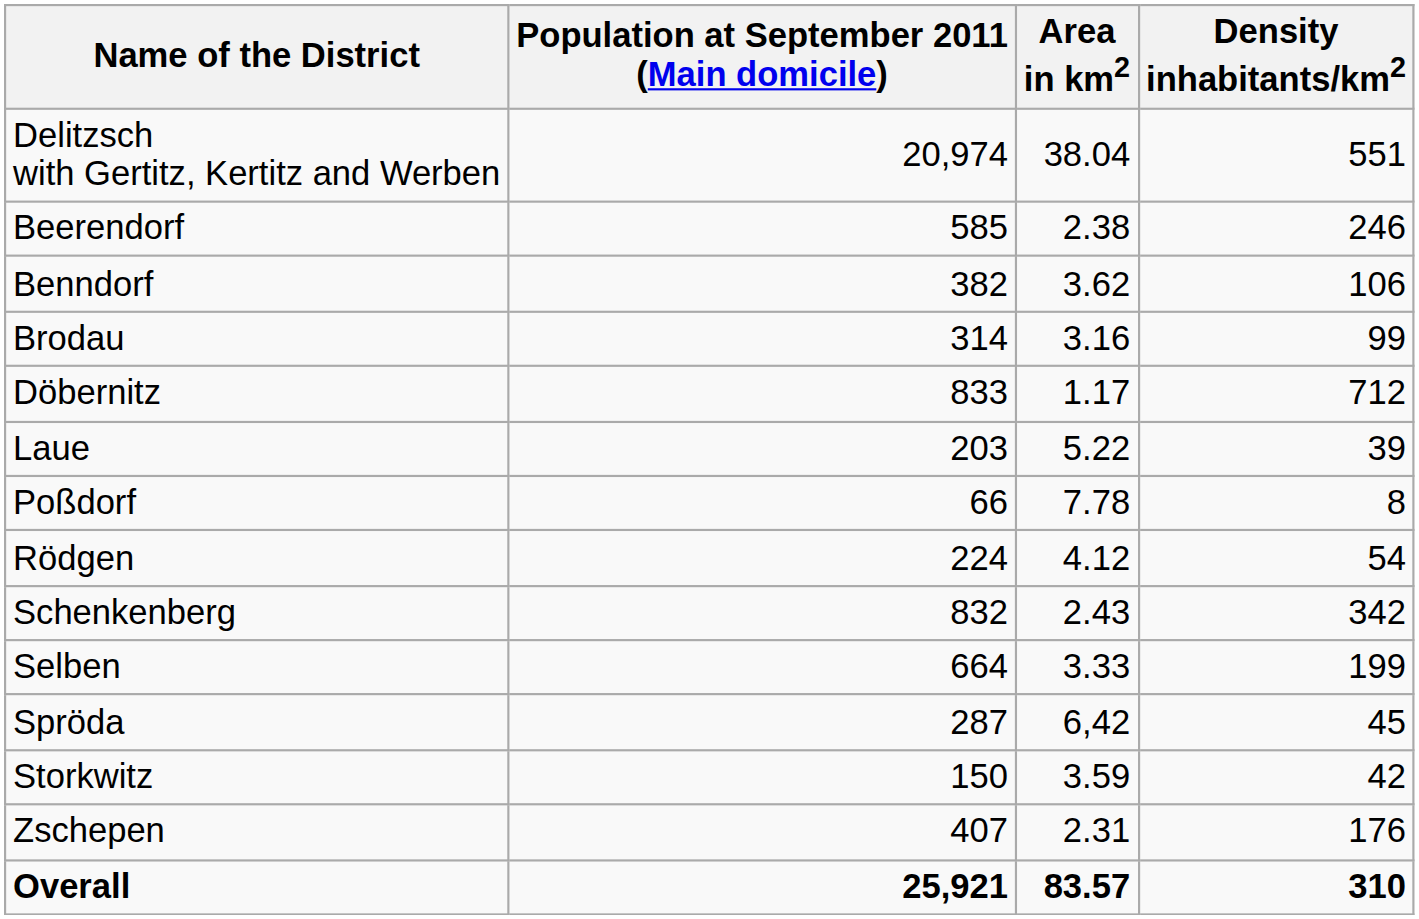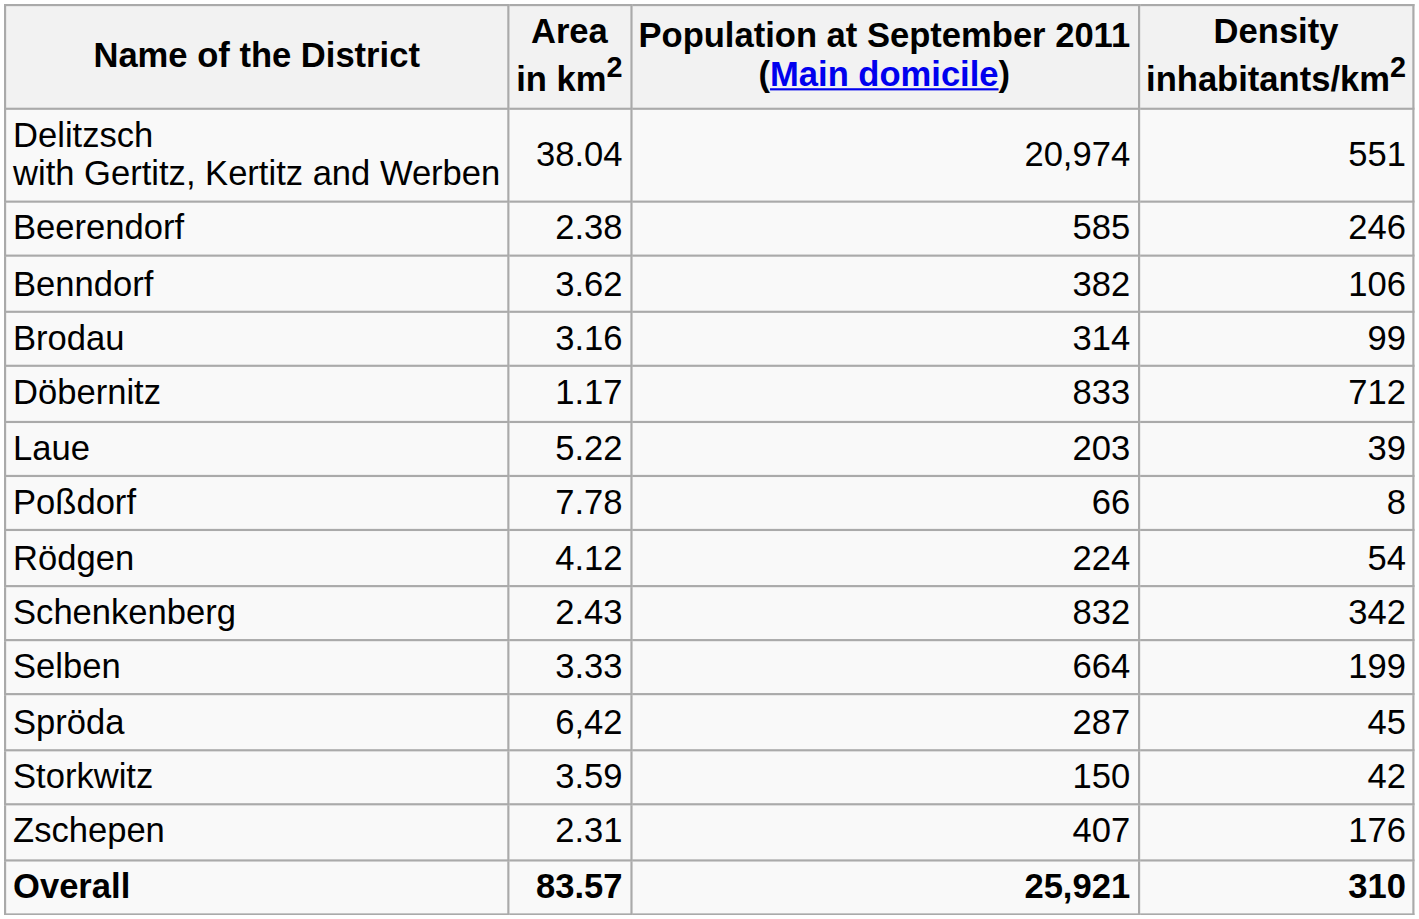columns swapped: (1077, 56) <-> (762, 56)
